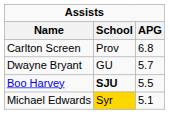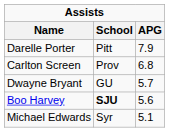+ row: (41, 48)
(146, 83) 5.5 -> (146, 100) 5.6
(104, 100) gold background -> (104, 118) no background
